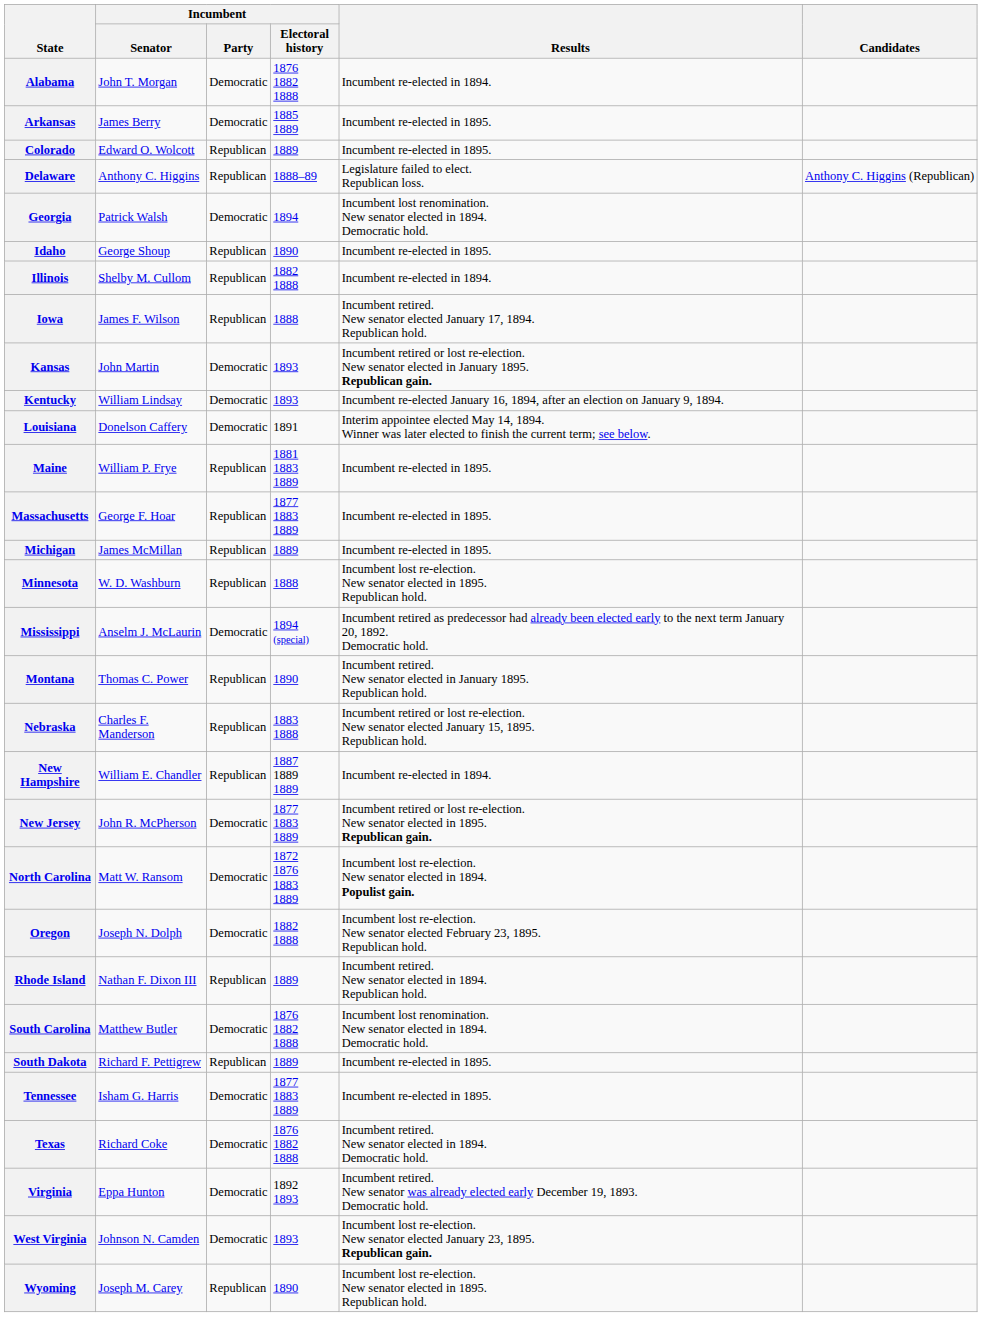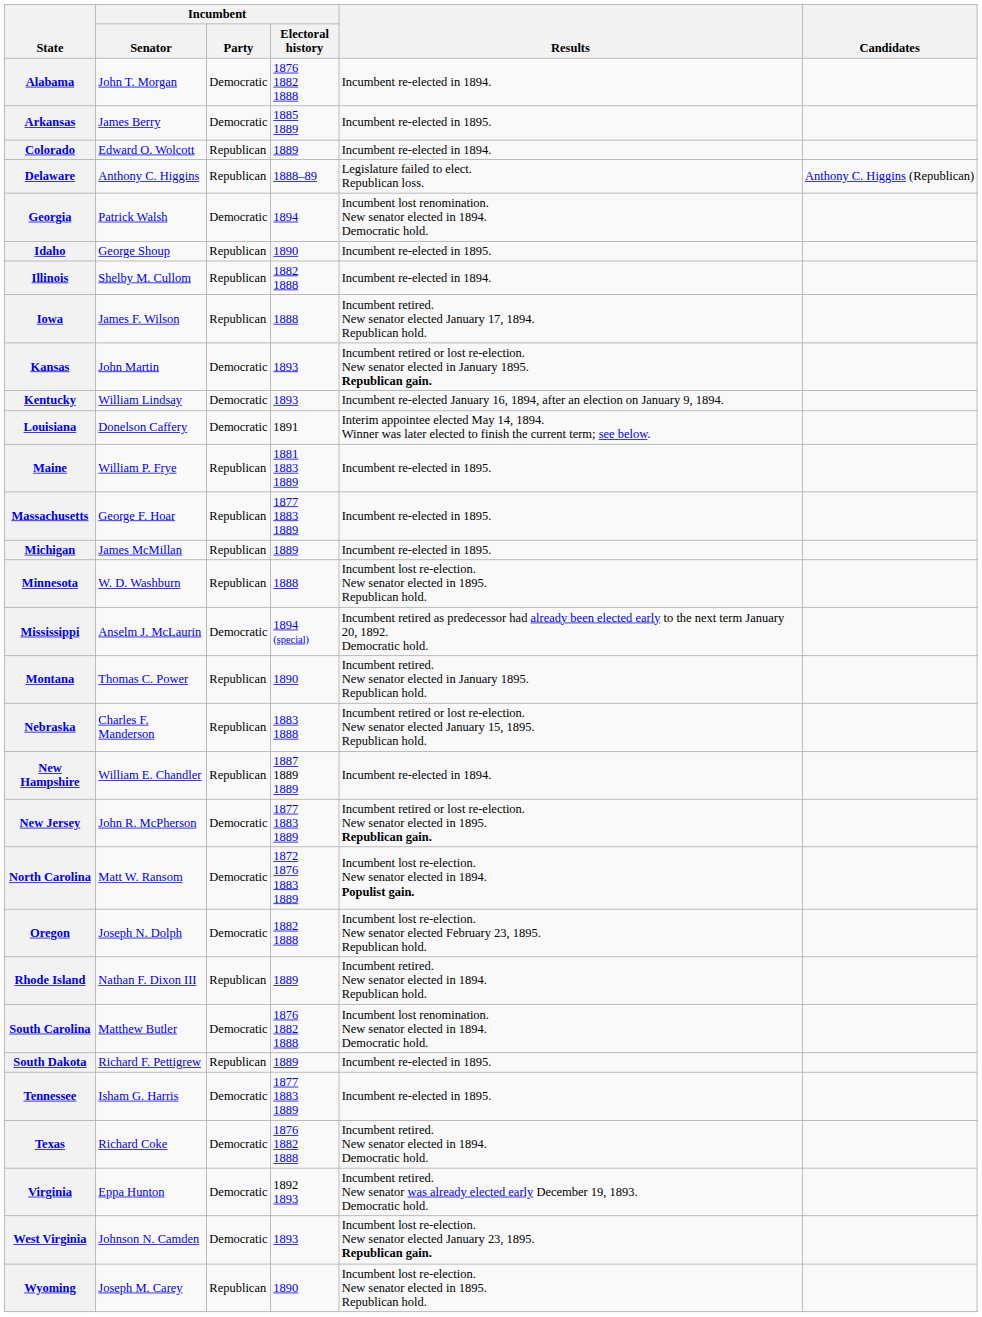(417, 149) Incumbent re-elected in 1895. -> (417, 149) Incumbent re-elected in 1894.
